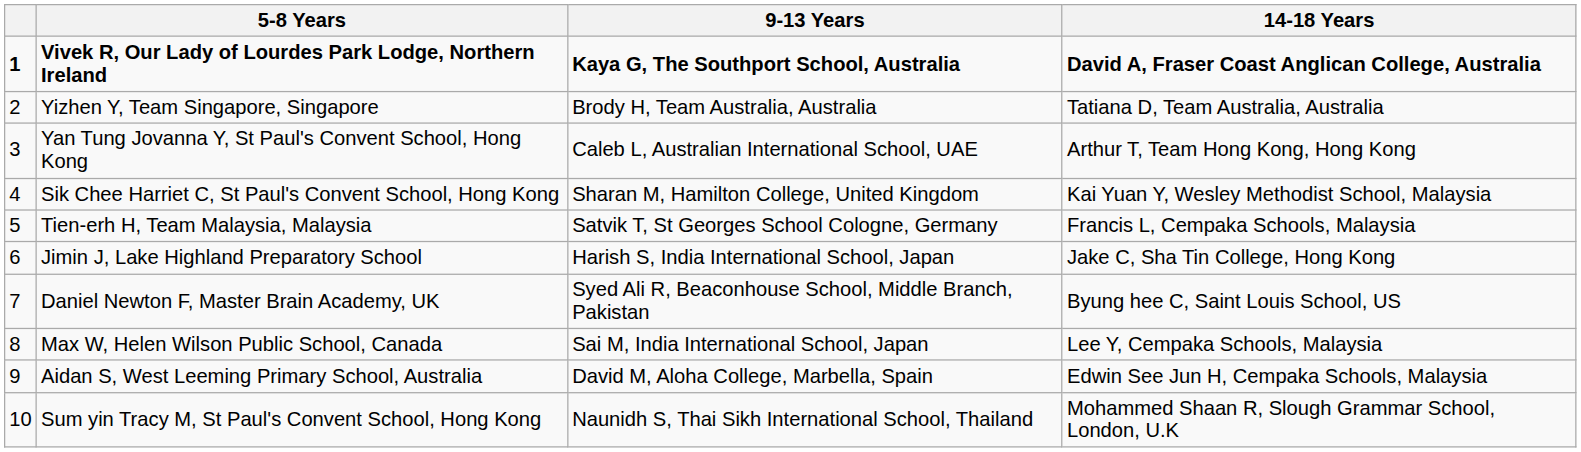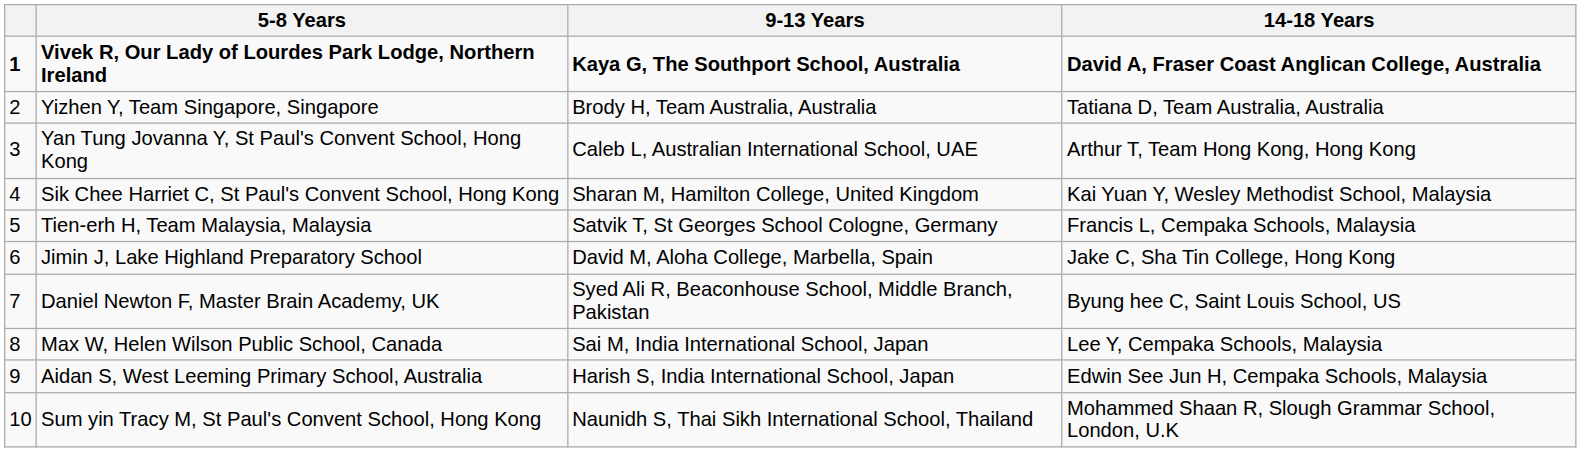(763, 257) Harish S, India International School, Japan -> (753, 257) David M, Aloha College, Marbella, Spain
(753, 376) David M, Aloha College, Marbella, Spain -> (763, 376) Harish S, India International School, Japan
